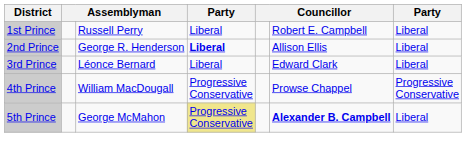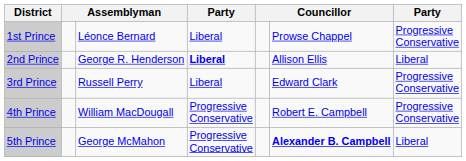(110, 30) Russell Perry -> (117, 36) Léonce Bernard
(319, 30) Robert E. Campbell -> (312, 36) Prowse Chappel
(412, 30) Liberal -> (427, 36) Progressive Conservative
(117, 64) Léonce Bernard -> (110, 83) Russell Perry
(412, 64) Liberal -> (427, 83) Progressive Conservative
(312, 88) Prowse Chappel -> (319, 112) Robert E. Campbell
(221, 117) khaki background -> (221, 142) no background
